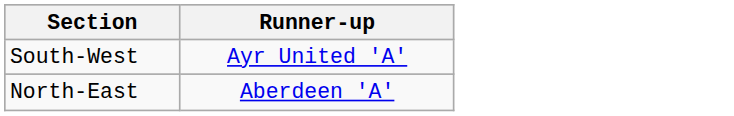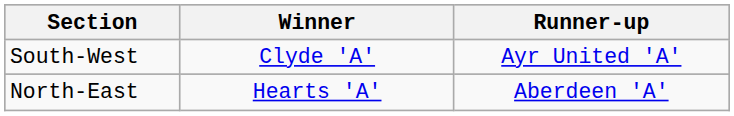+ column: (317, 22)
